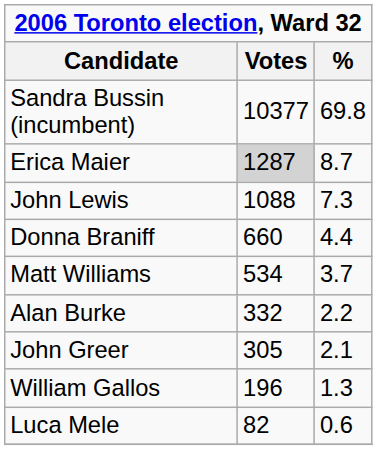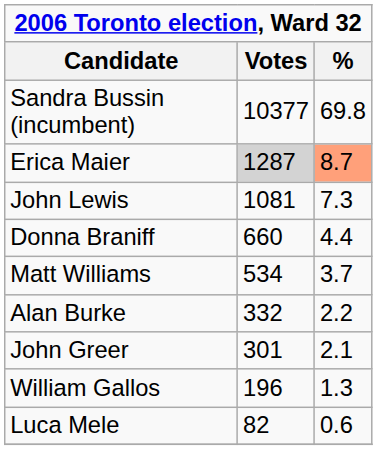(336, 162) no background -> (336, 162) lightsalmon background
(269, 200) 1088 -> (269, 200) 1081
(263, 350) 305 -> (263, 350) 301
